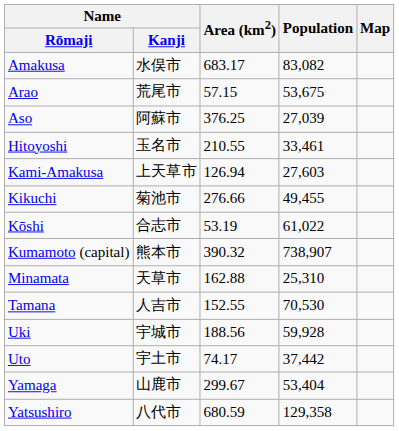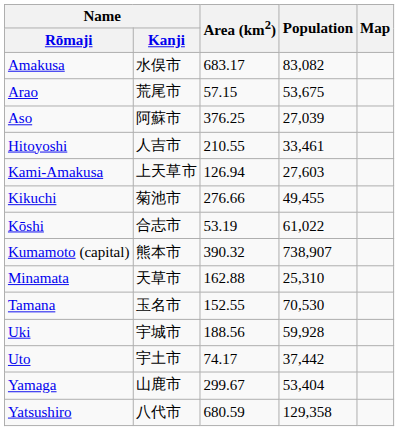(159, 145) 玉名市 -> (159, 145) 人吉市
(159, 305) 人吉市 -> (159, 305) 玉名市
